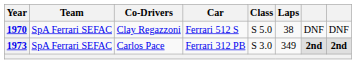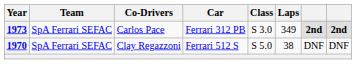rows swapped: (17, 29) <-> (17, 46)
